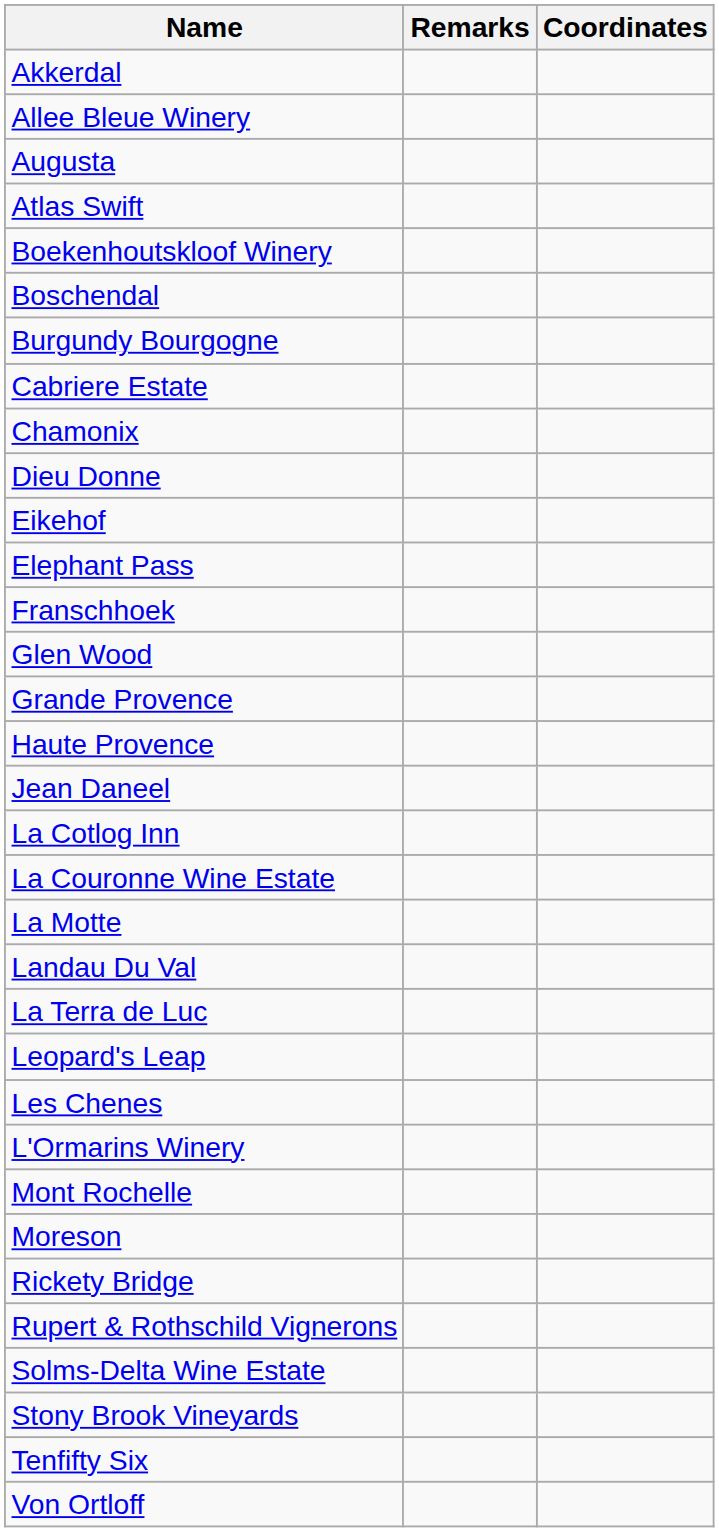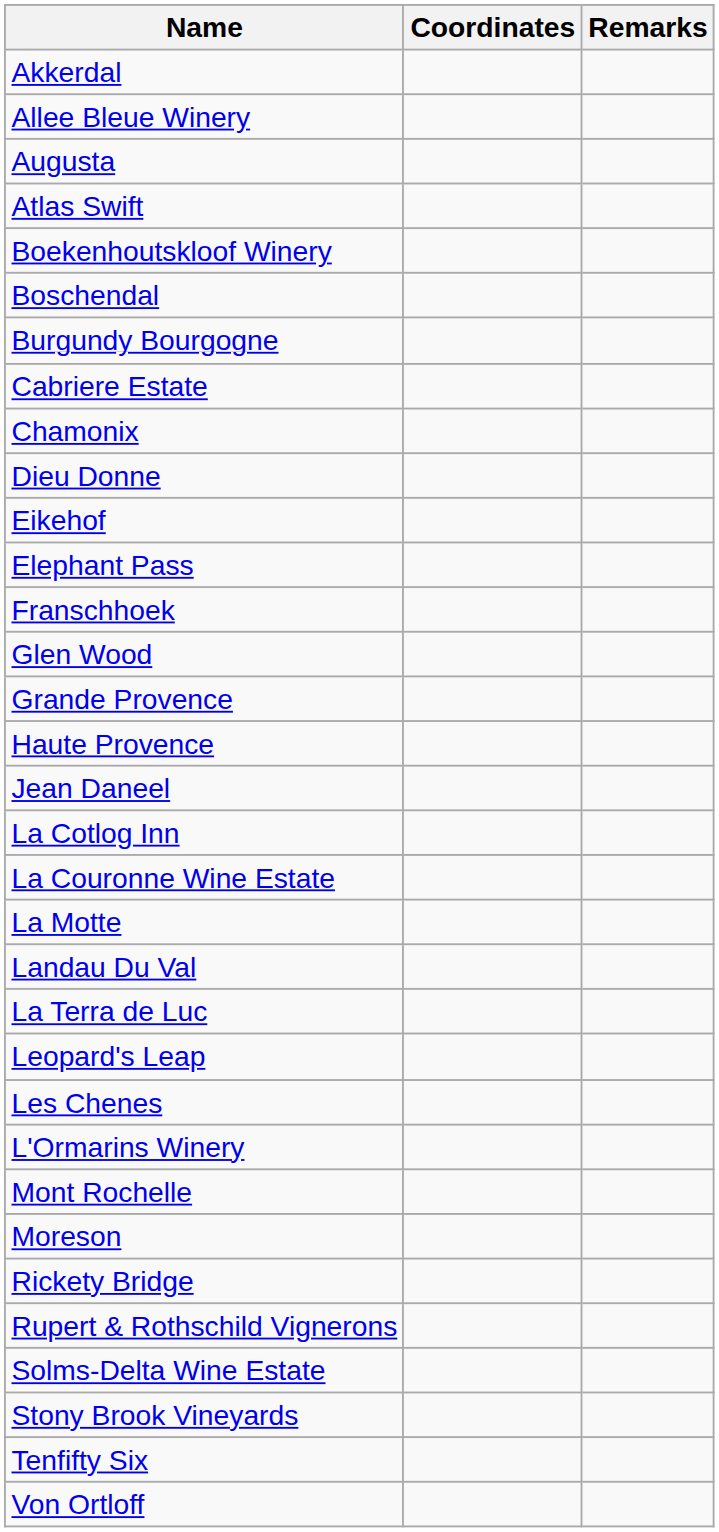columns swapped: (625, 27) <-> (470, 27)
